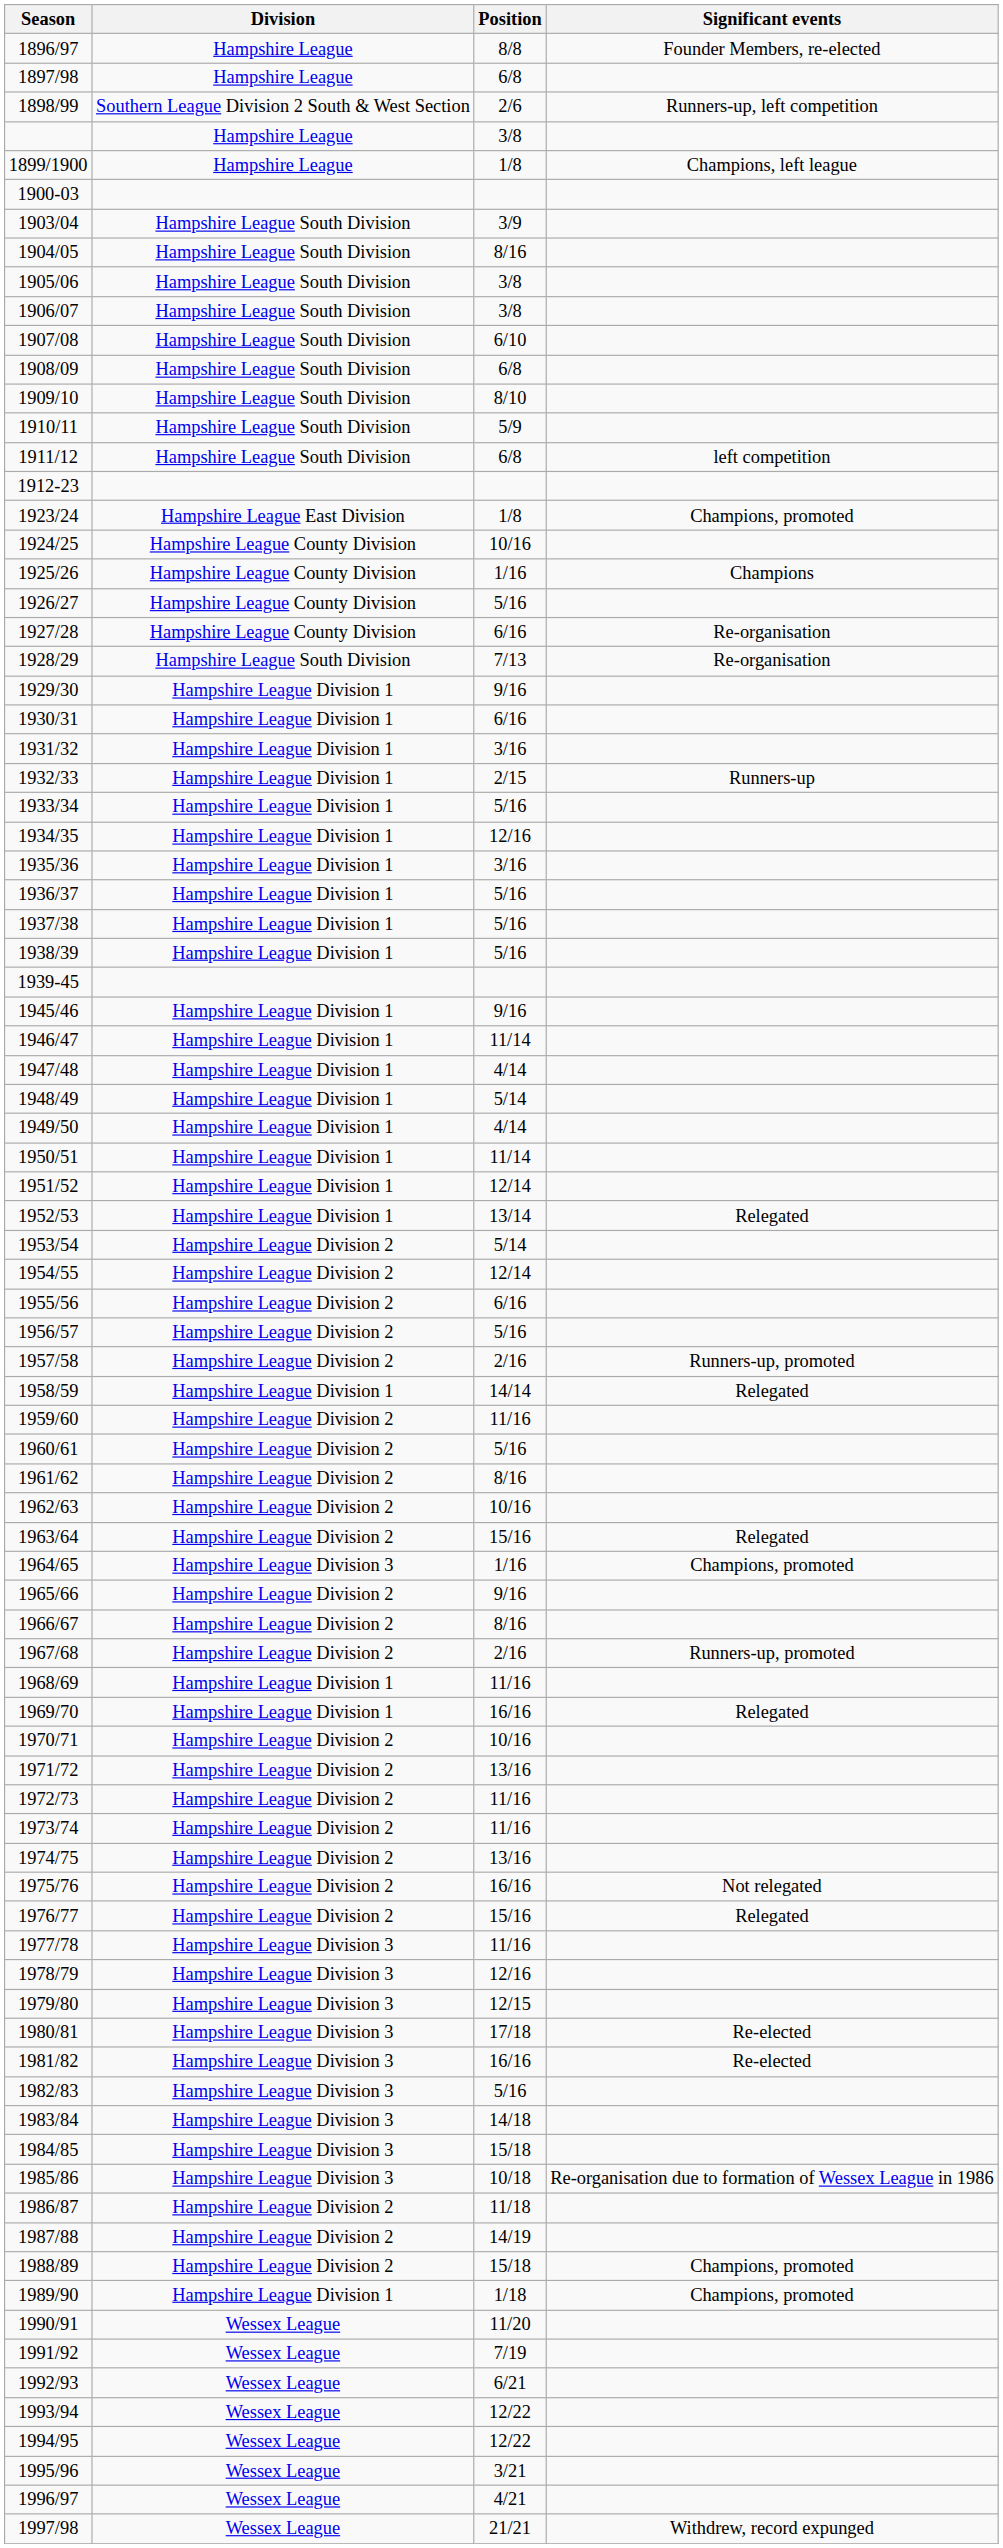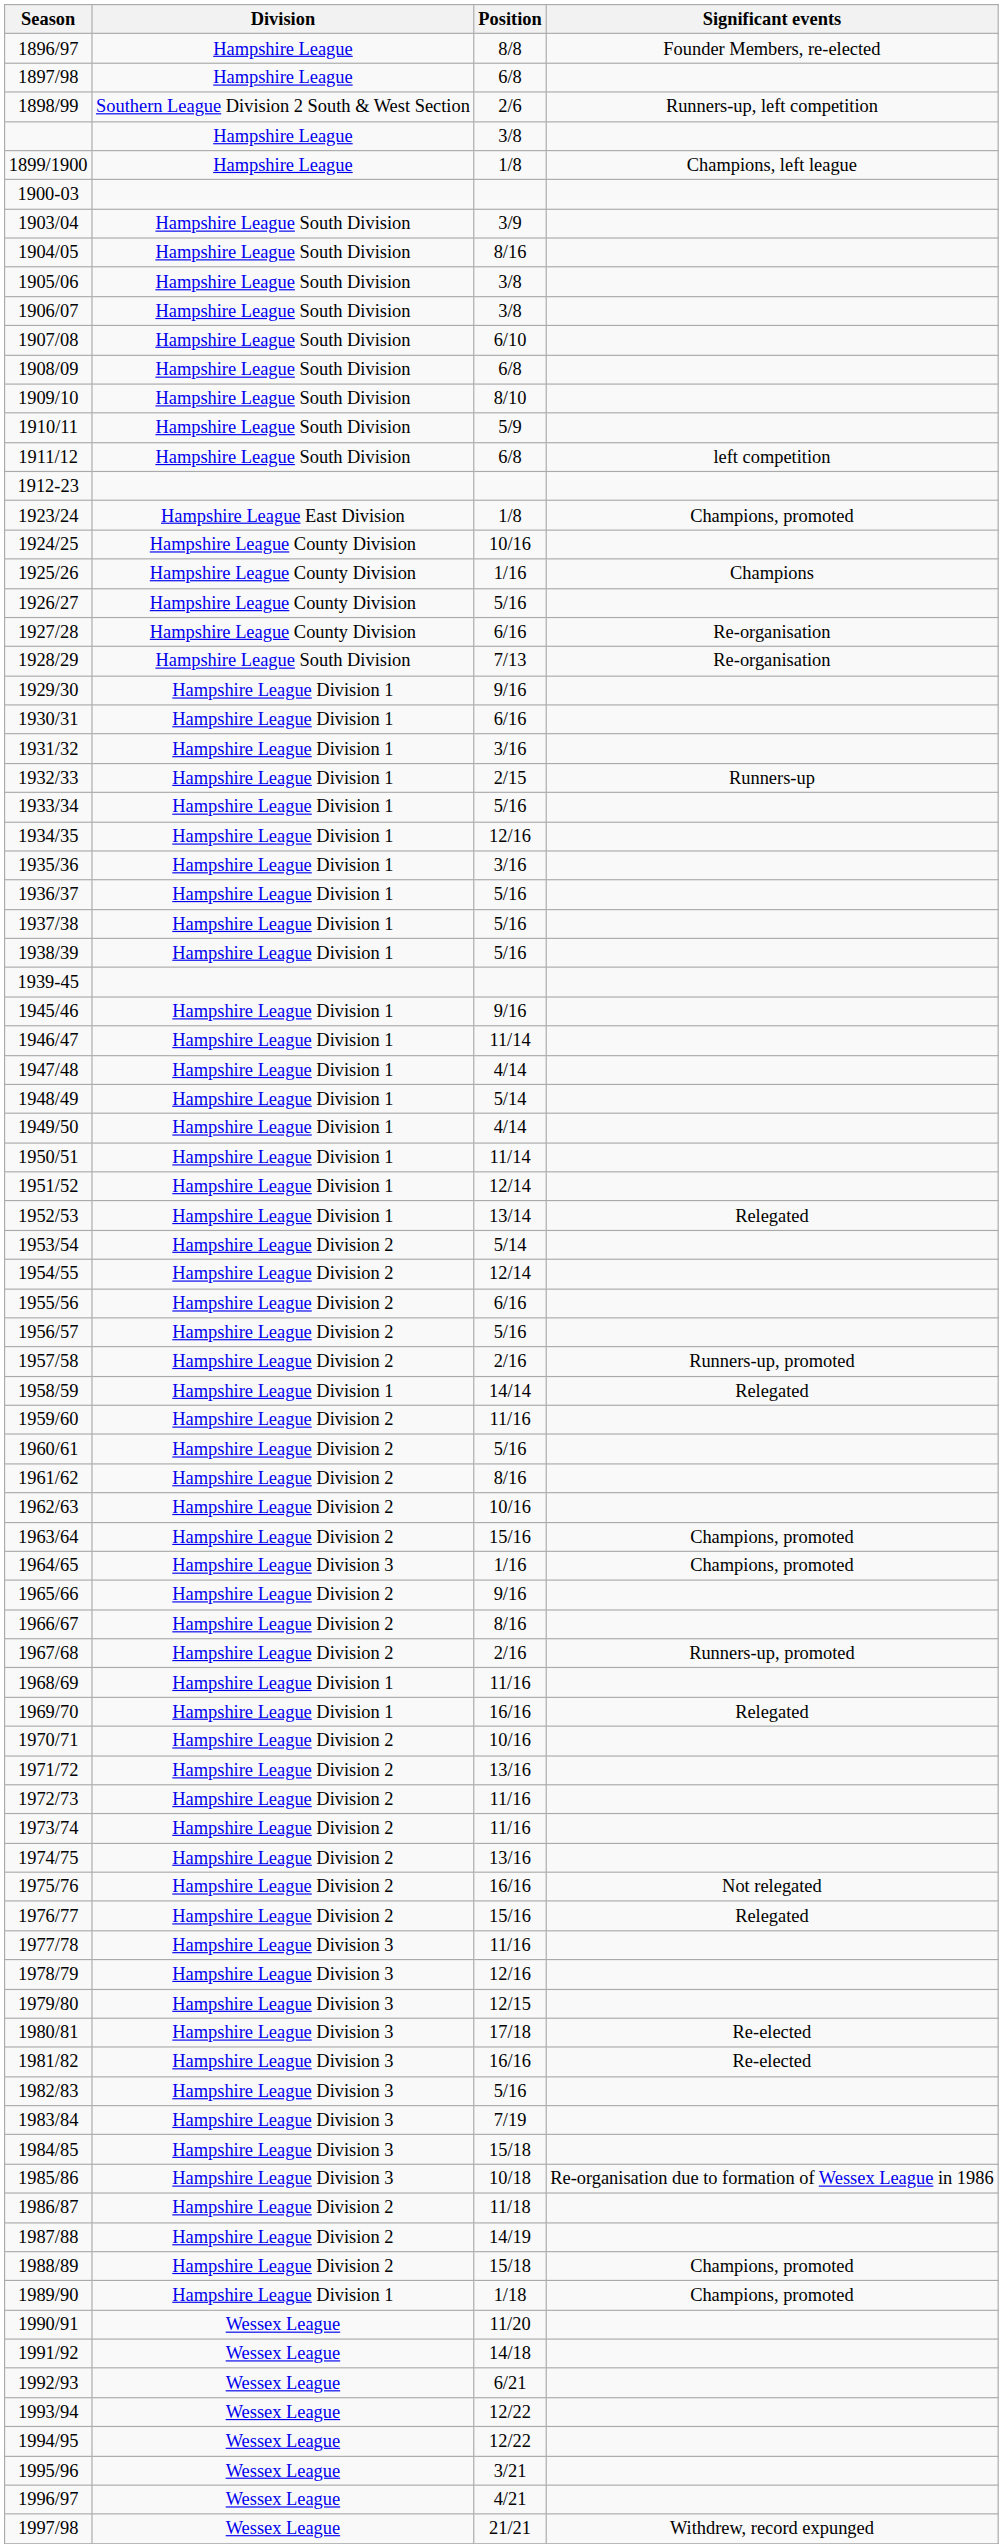(772, 1536) Relegated -> (772, 1536) Champions, promoted
(510, 2120) 14/18 -> (510, 2120) 7/19
(510, 2353) 7/19 -> (510, 2353) 14/18
